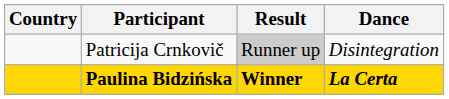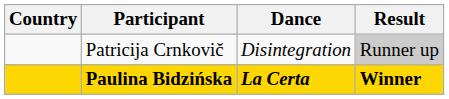columns swapped: (384, 19) <-> (280, 19)
